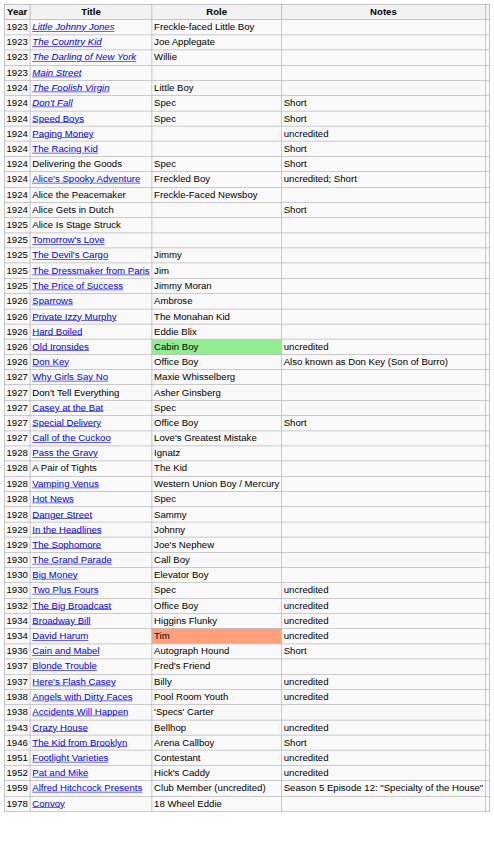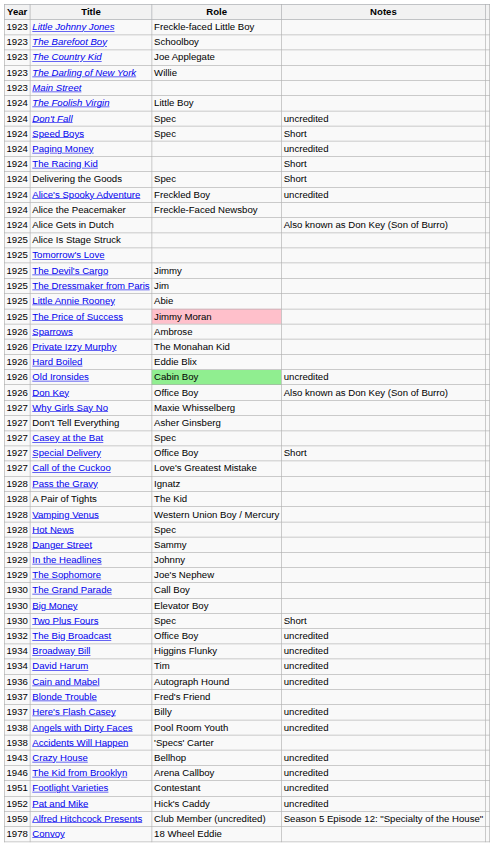+ row: (70, 42)
(295, 103) Short -> (306, 118) uncredited
(320, 179) uncredited; Short -> (306, 194) uncredited
(295, 210) Short -> (366, 225) Also known as Don Key (Son of Burro)
+ row: (74, 301)
(183, 286) no background -> (183, 316) pink background
(306, 590) uncredited -> (295, 621) Short
(162, 636) lightsalmon background -> (162, 666) no background
(295, 651) Short -> (306, 682) uncredited
(295, 742) Short -> (306, 773) uncredited
